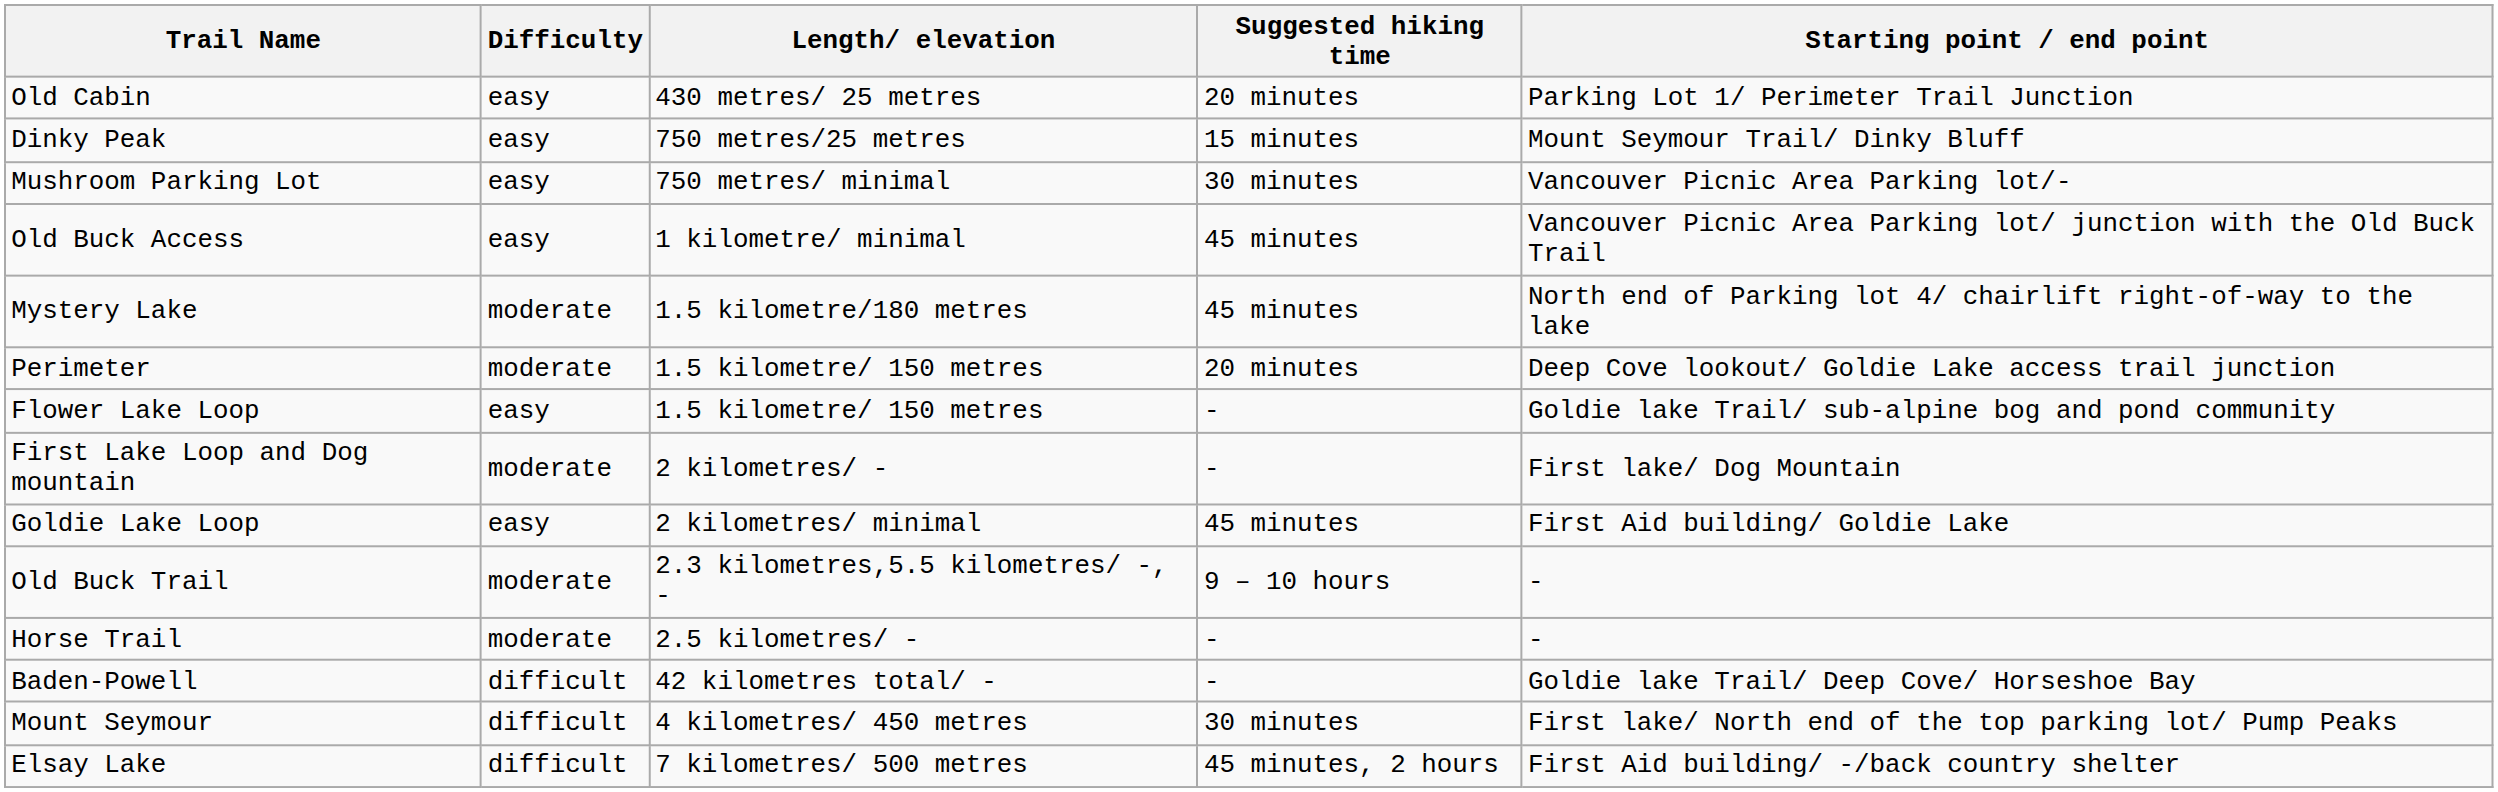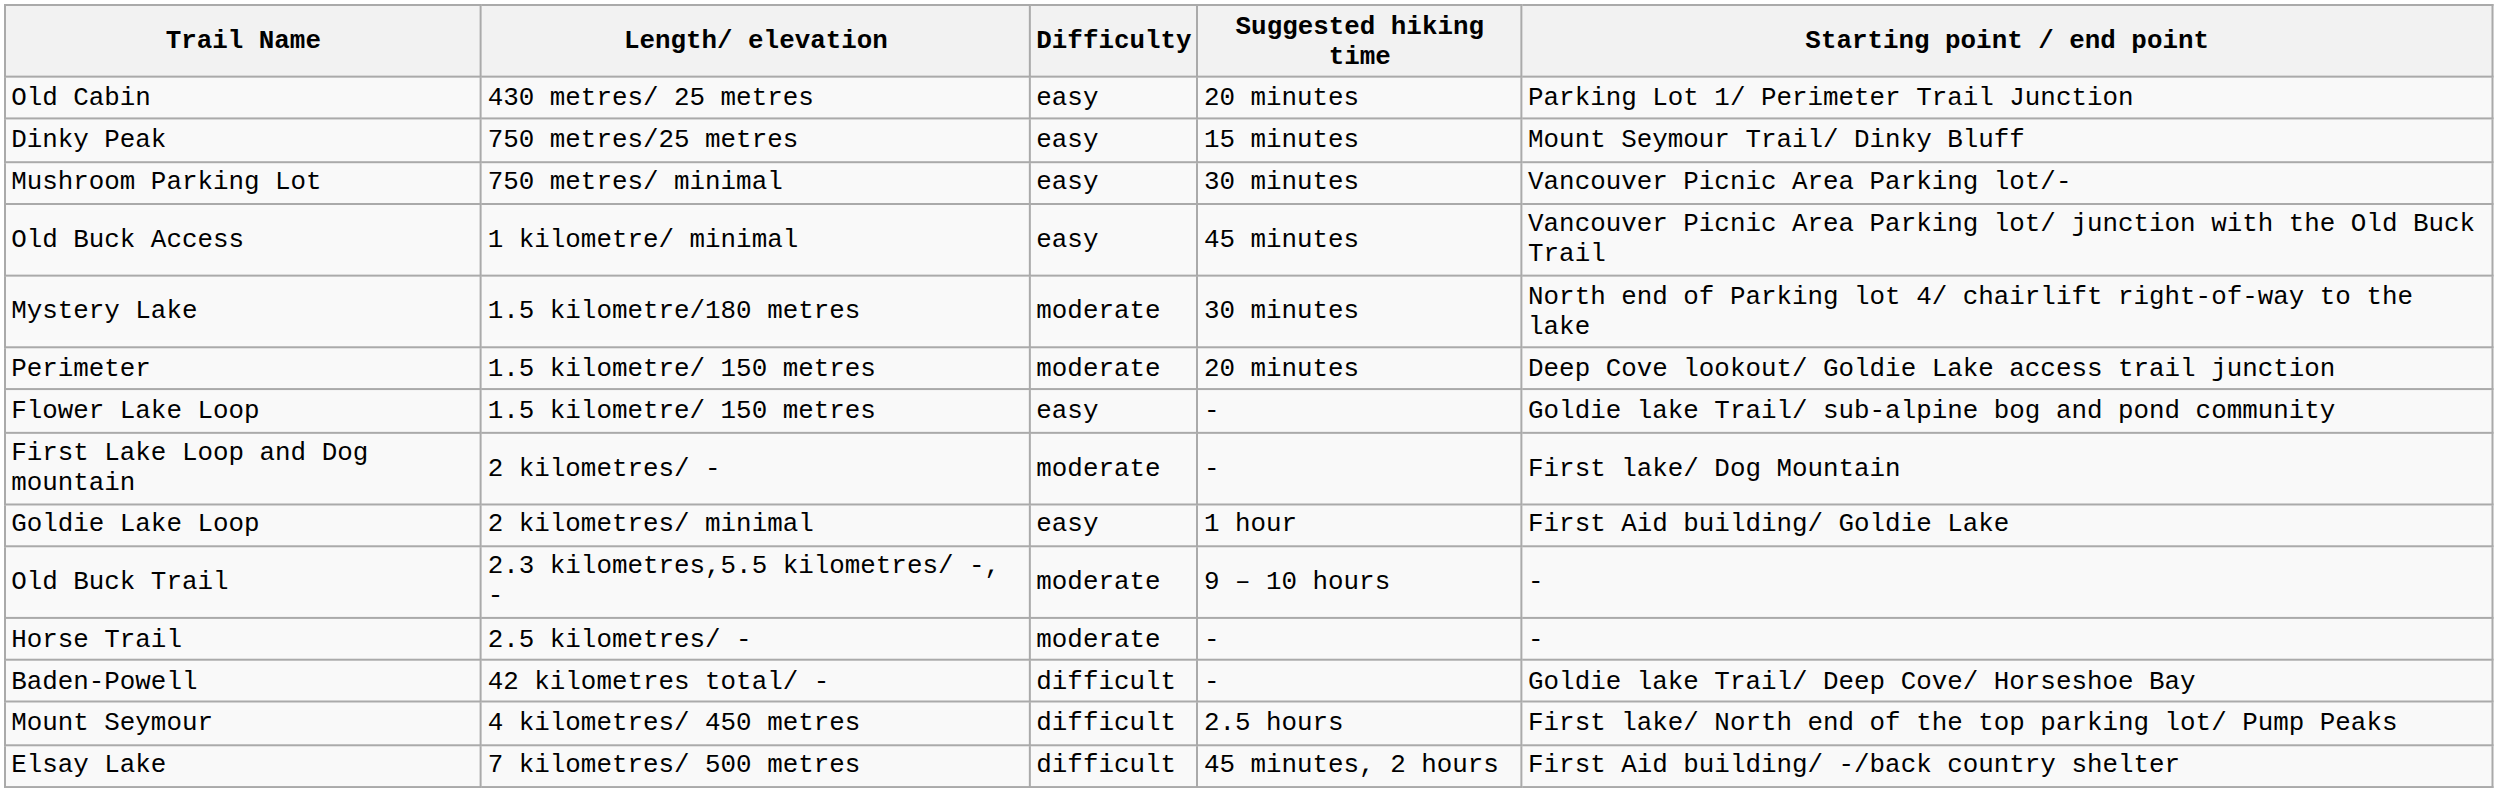columns swapped: (565, 41) <-> (923, 41)
(1282, 312) 45 minutes -> (1282, 312) 30 minutes
(1282, 525) 45 minutes -> (1250, 525) 1 hour
(1282, 723) 30 minutes -> (1274, 723) 2.5 hours
